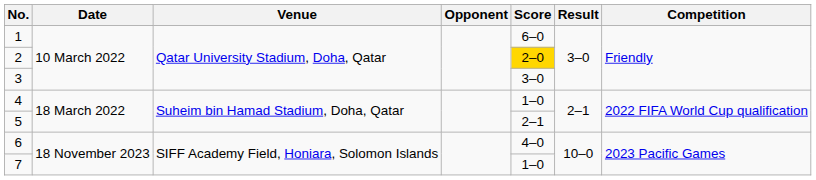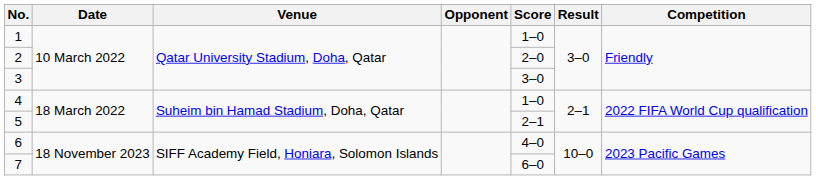(533, 36) 6–0 -> (533, 36) 1–0
(533, 57) gold background -> (533, 57) no background
(533, 164) 1–0 -> (533, 164) 6–0
